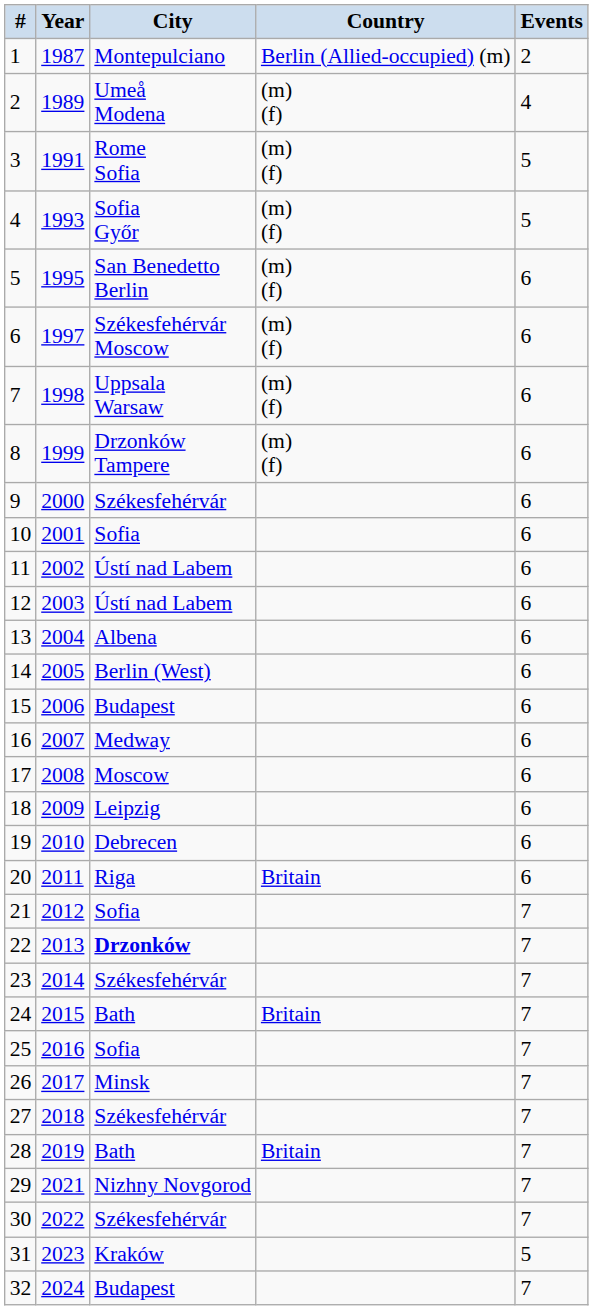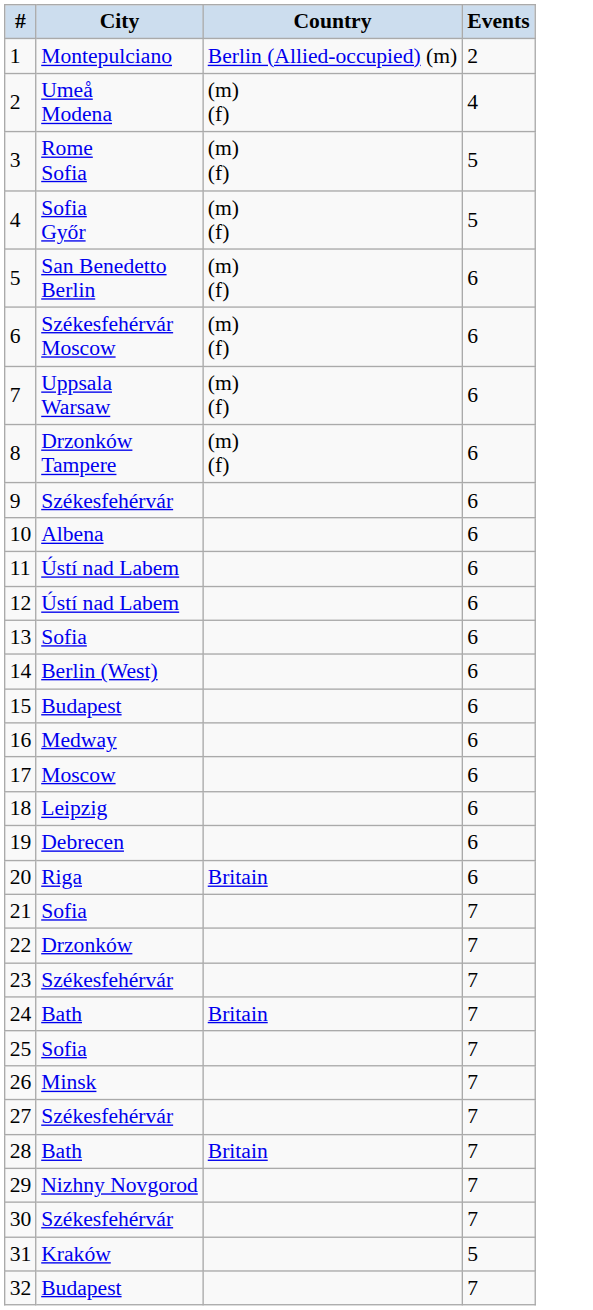- column: (63, 21)
(117, 534) Sofia -> (72, 534) Albena
(126, 637) Albena -> (64, 637) Sofia
(142, 945) bold -> (87, 945) normal
